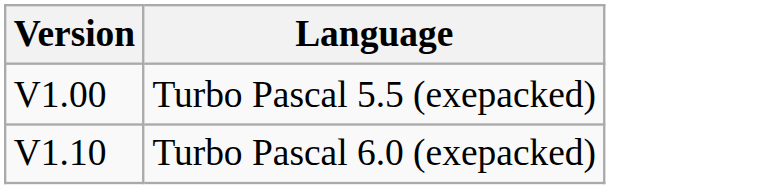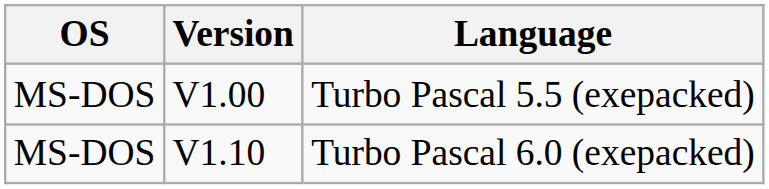+ column: (85, 34)
